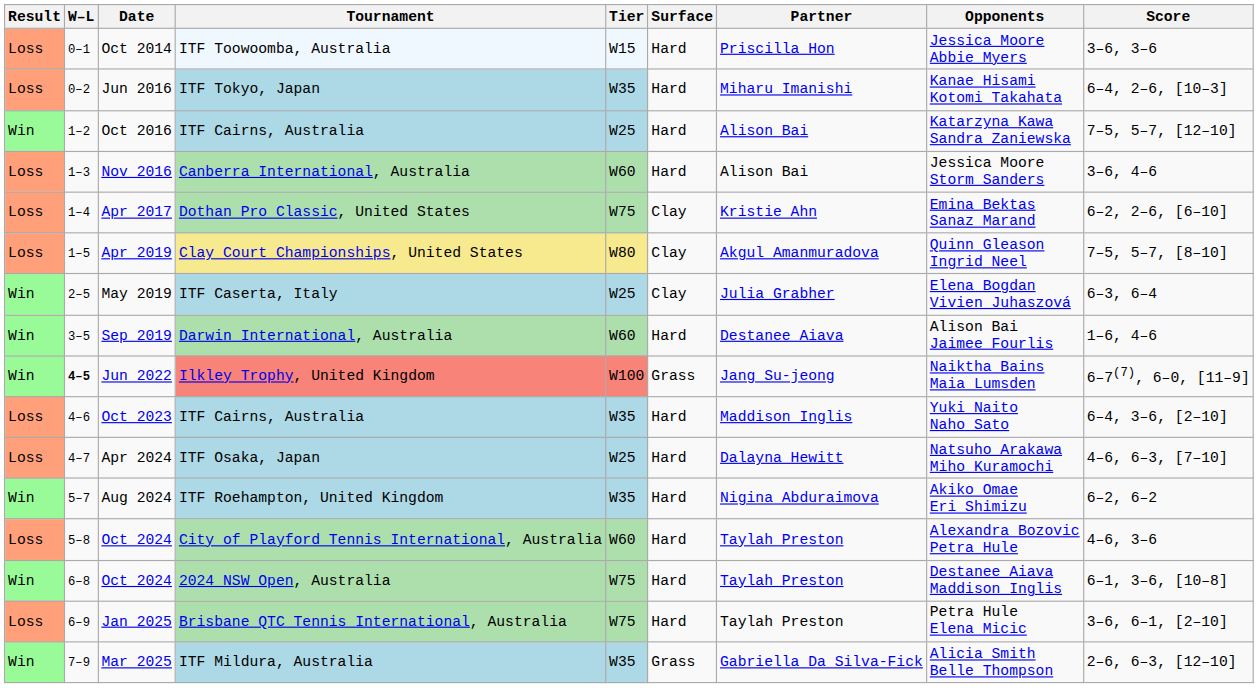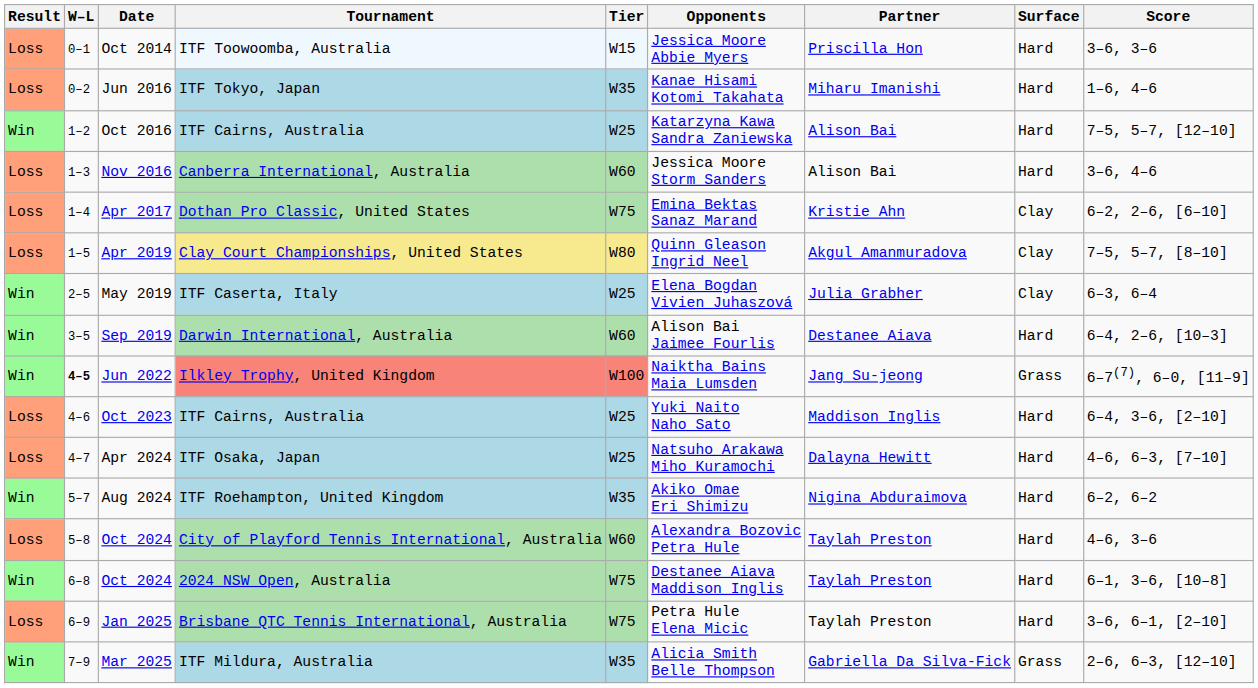columns swapped: (682, 17) <-> (1005, 17)
(1157, 90) 6–4, 2–6, [10–3] -> (1122, 90) 1–6, 4–6
(1122, 335) 1–6, 4–6 -> (1157, 335) 6–4, 2–6, [10–3]
(622, 417) W35 -> (622, 417) W25
